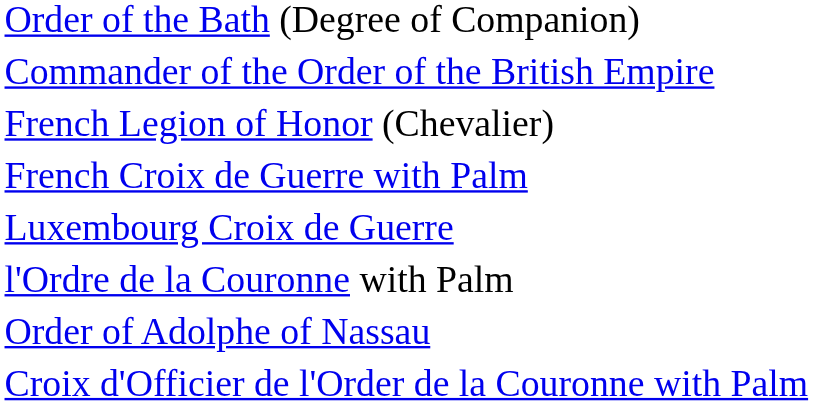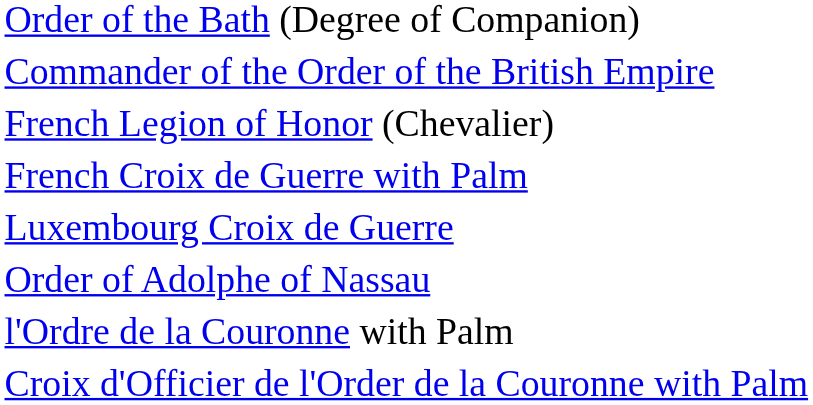rows swapped: (217, 331) <-> (259, 279)
